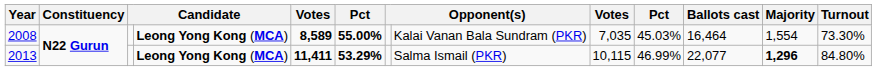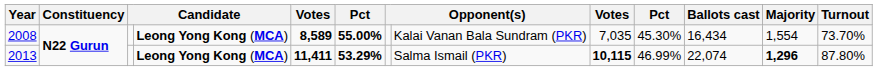(659, 35) 45.03% -> (659, 35) 45.30%
(707, 35) 16,464 -> (707, 35) 16,434
(843, 35) 73.30% -> (843, 35) 73.70%
(612, 56) normal -> (612, 56) bold
(707, 56) 22,077 -> (707, 56) 22,074
(843, 56) 84.80% -> (843, 56) 87.80%
